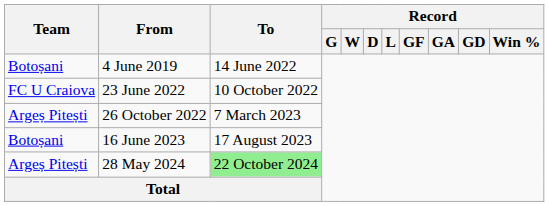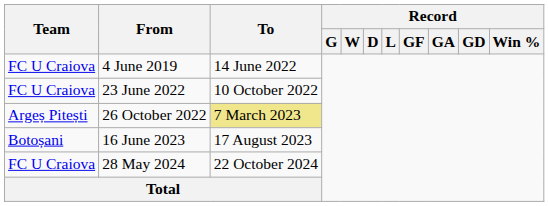(36, 66) Botoșani -> (52, 66) FC U Craiova
(257, 115) no background -> (257, 115) khaki background
(48, 164) Argeș Pitești -> (52, 164) FC U Craiova
(266, 164) lightgreen background -> (266, 164) no background
